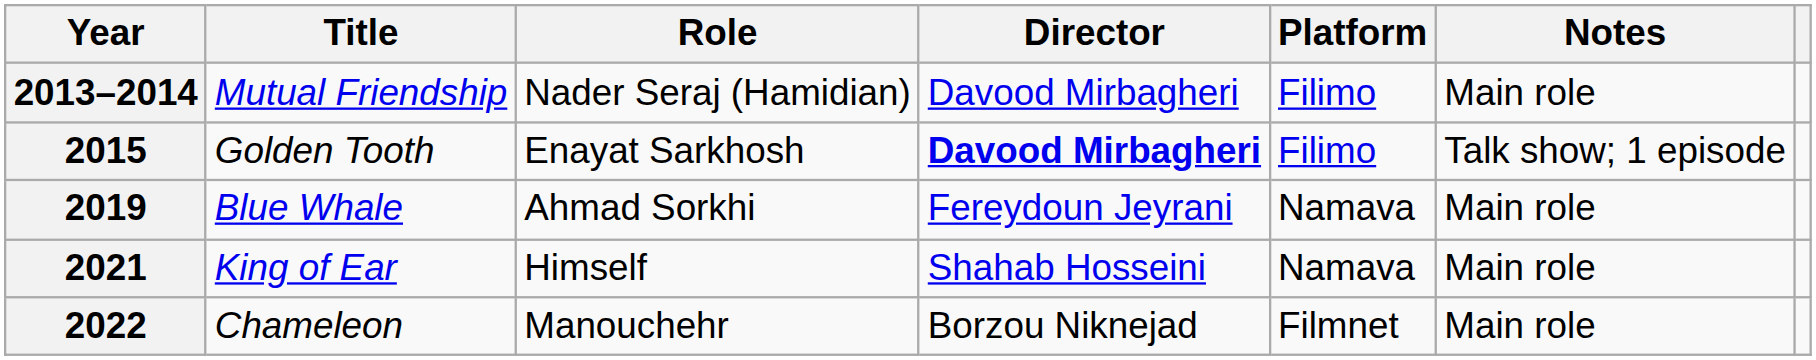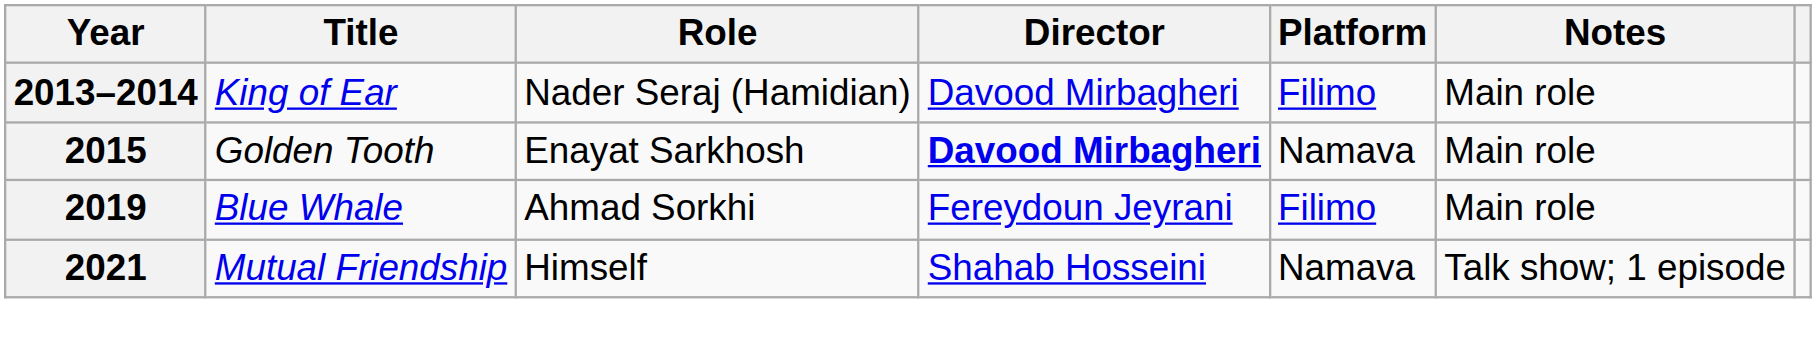(361, 92) Mutual Friendship -> (306, 92) King of Ear
(1327, 150) Filimo -> (1347, 150) Namava
(1615, 150) Talk show; 1 episode -> (1520, 150) Main role
(1347, 208) Namava -> (1327, 208) Filimo
(306, 267) King of Ear -> (361, 267) Mutual Friendship
(1520, 267) Main role -> (1615, 267) Talk show; 1 episode
- row: (106, 325)
